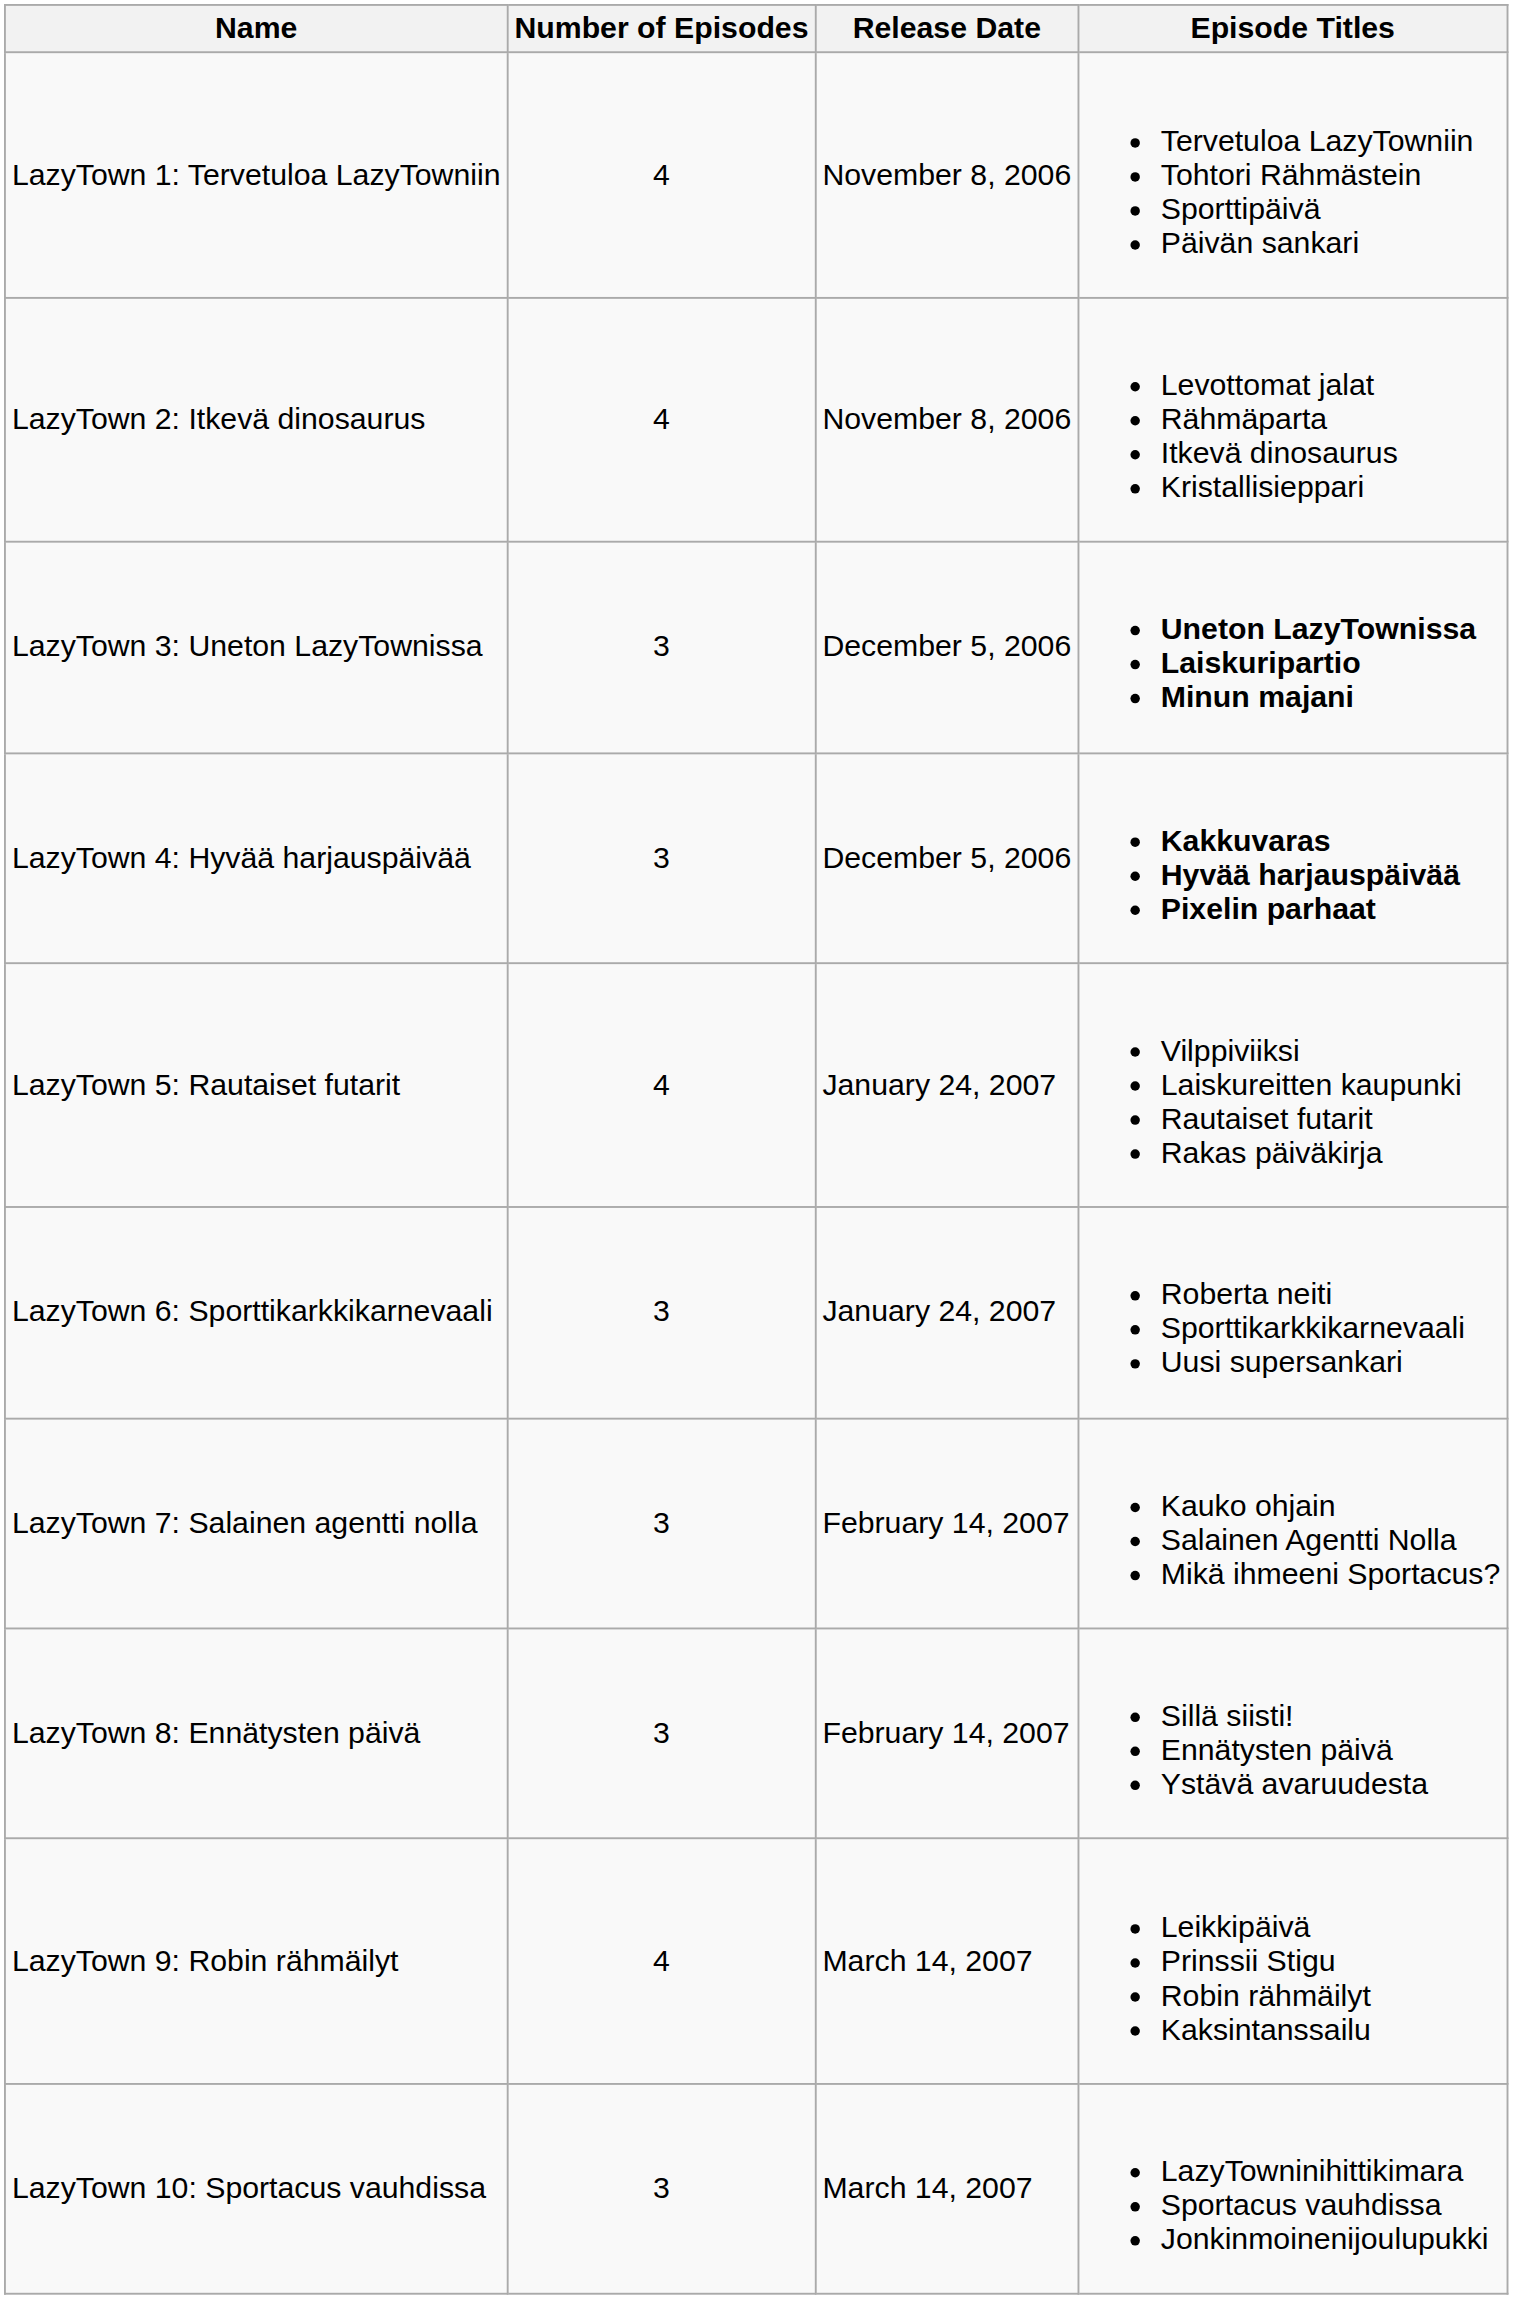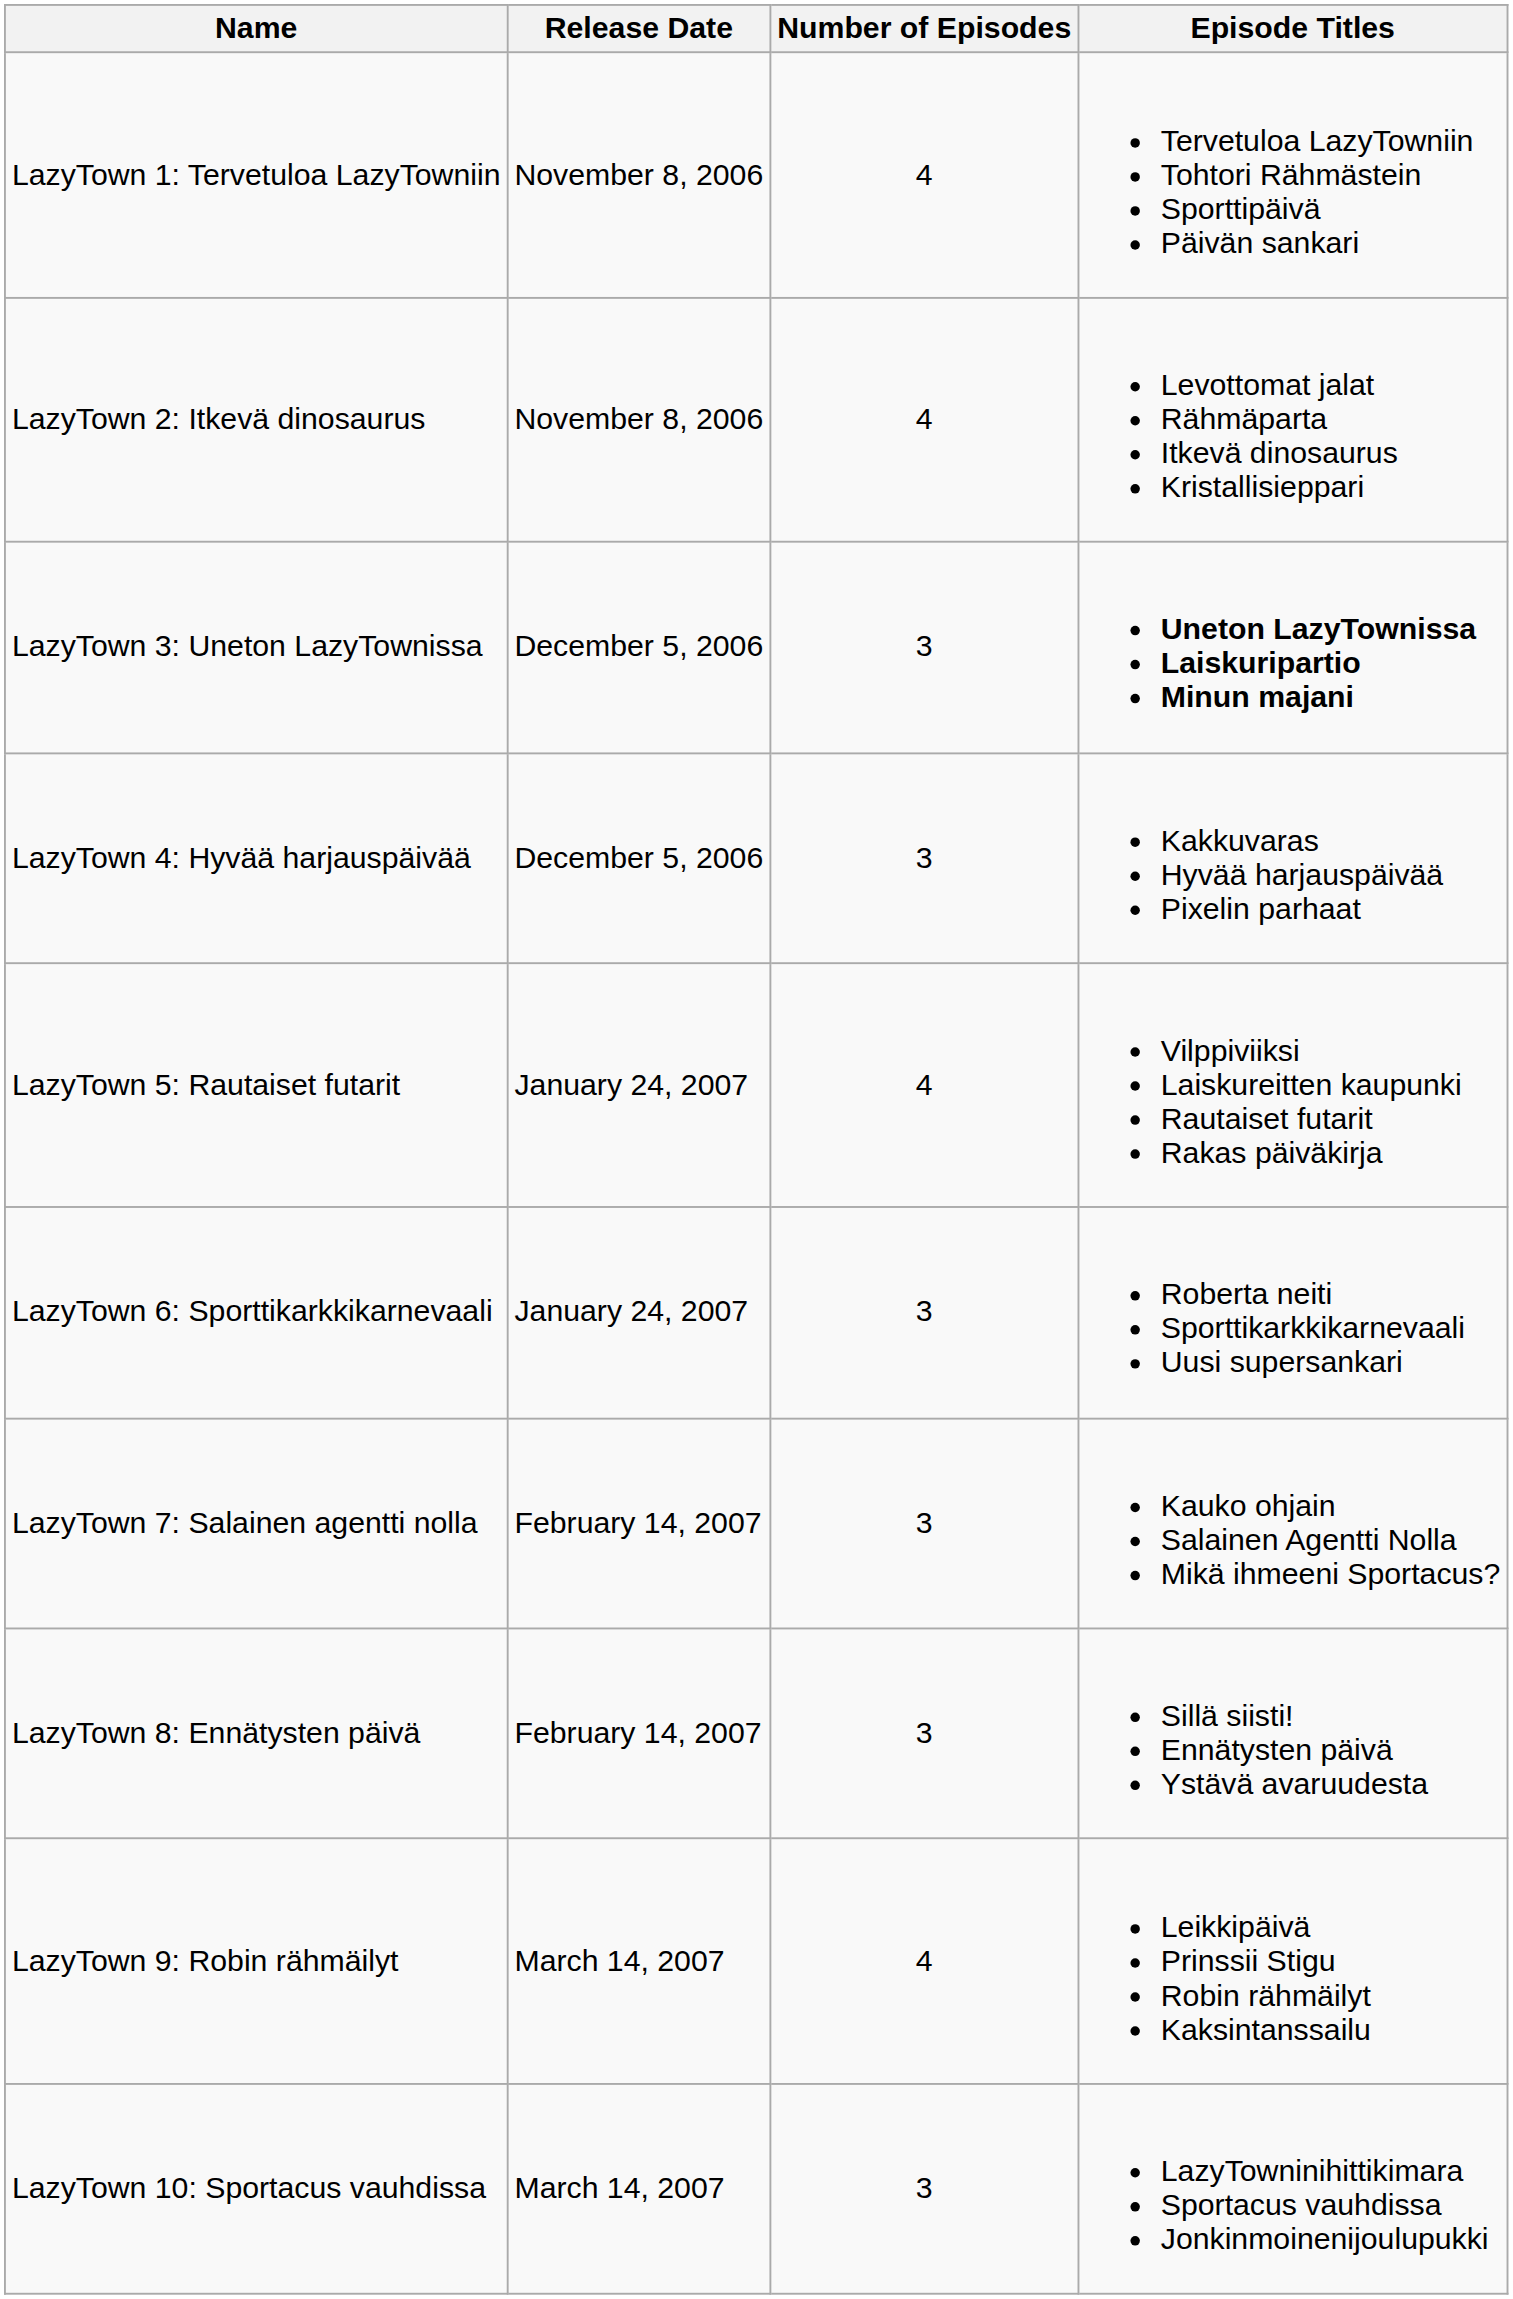columns swapped: (947, 28) <-> (661, 28)
(1293, 875) bold -> (1293, 875) normal
